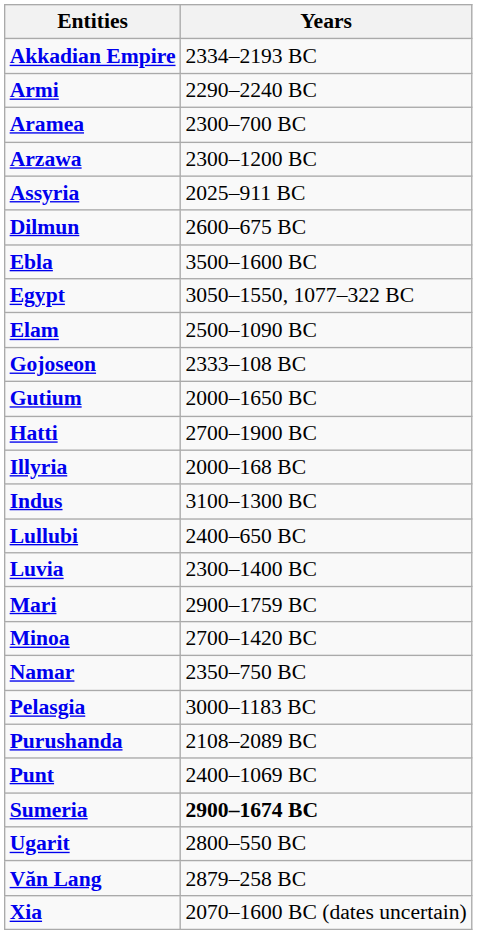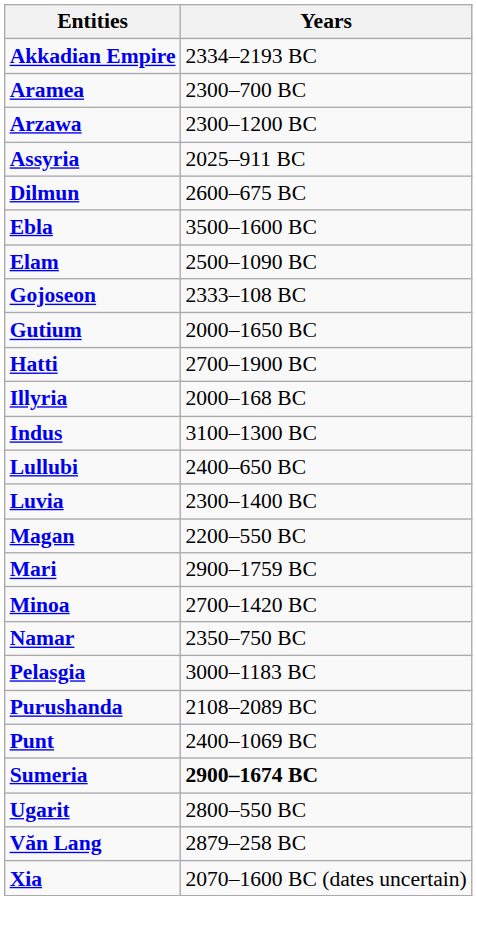- row: (34, 90)
- row: (37, 295)
+ row: (42, 535)
